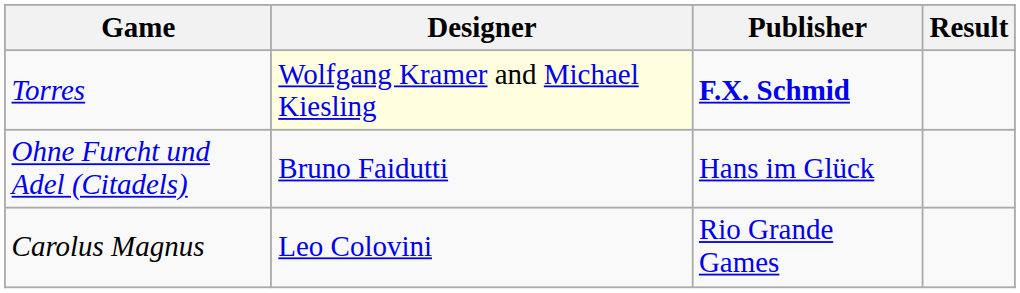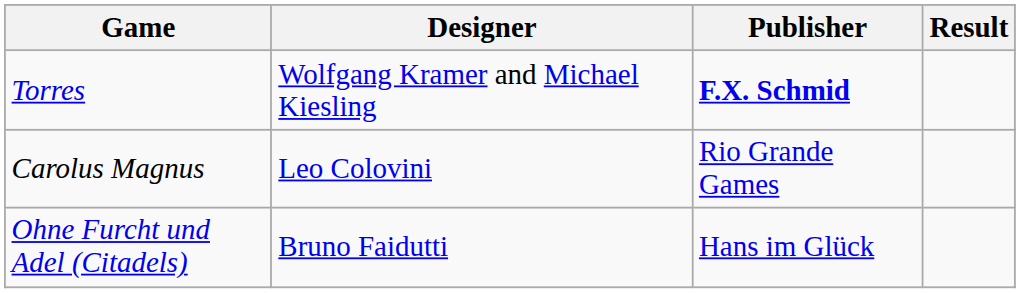(459, 89) lightyellow background -> (459, 89) no background
rows swapped: (108, 246) <-> (111, 168)
